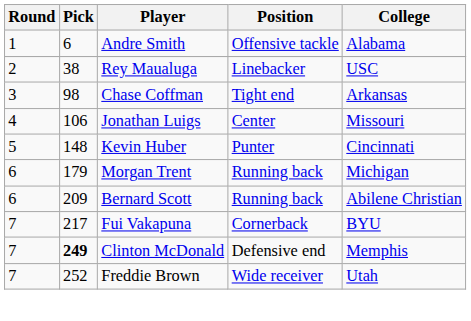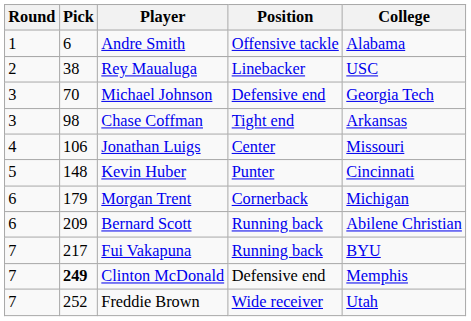+ row: (157, 95)
(277, 172) Running back -> (270, 198) Cornerback
(270, 224) Cornerback -> (277, 250) Running back
